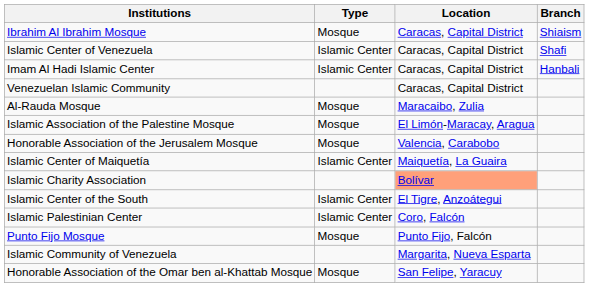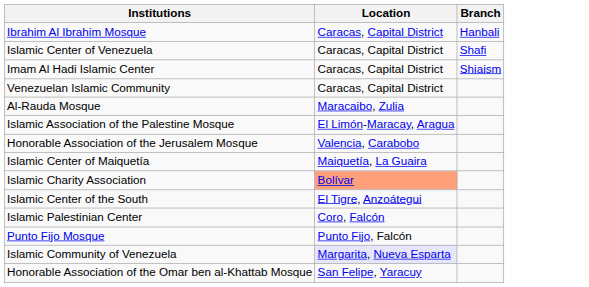- column: (355, 13)
(561, 32) Shiaism -> (480, 32) Hanbali
(560, 69) Hanbali -> (481, 69) Shiaism
(464, 254) no background -> (384, 254) lavender background
